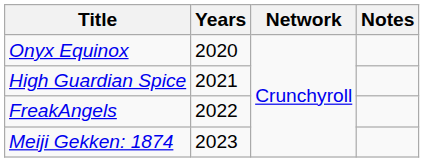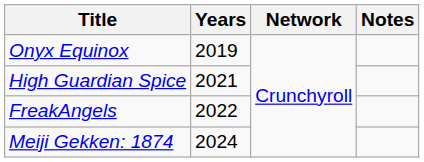(216, 50) 2020 -> (216, 50) 2019
(216, 141) 2023 -> (216, 141) 2024
